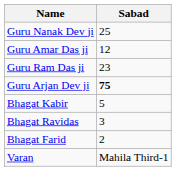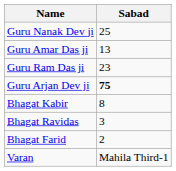(105, 49) 12 -> (105, 49) 13
(102, 103) 5 -> (102, 103) 8
